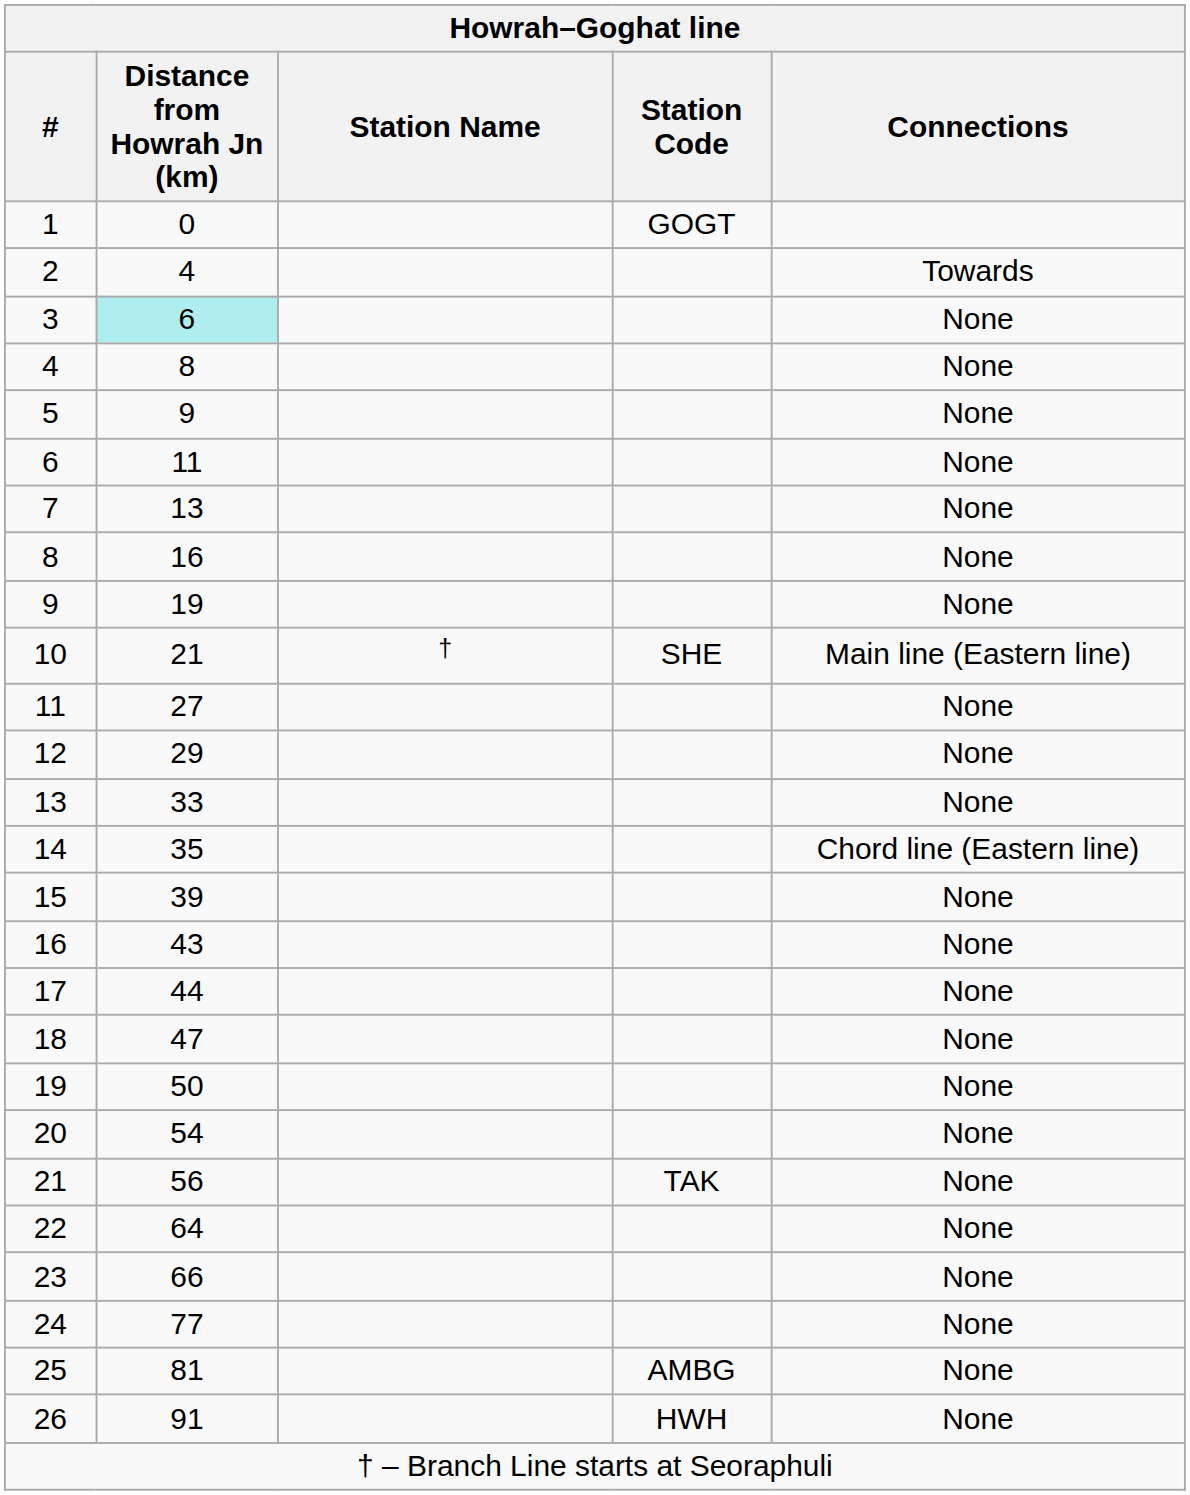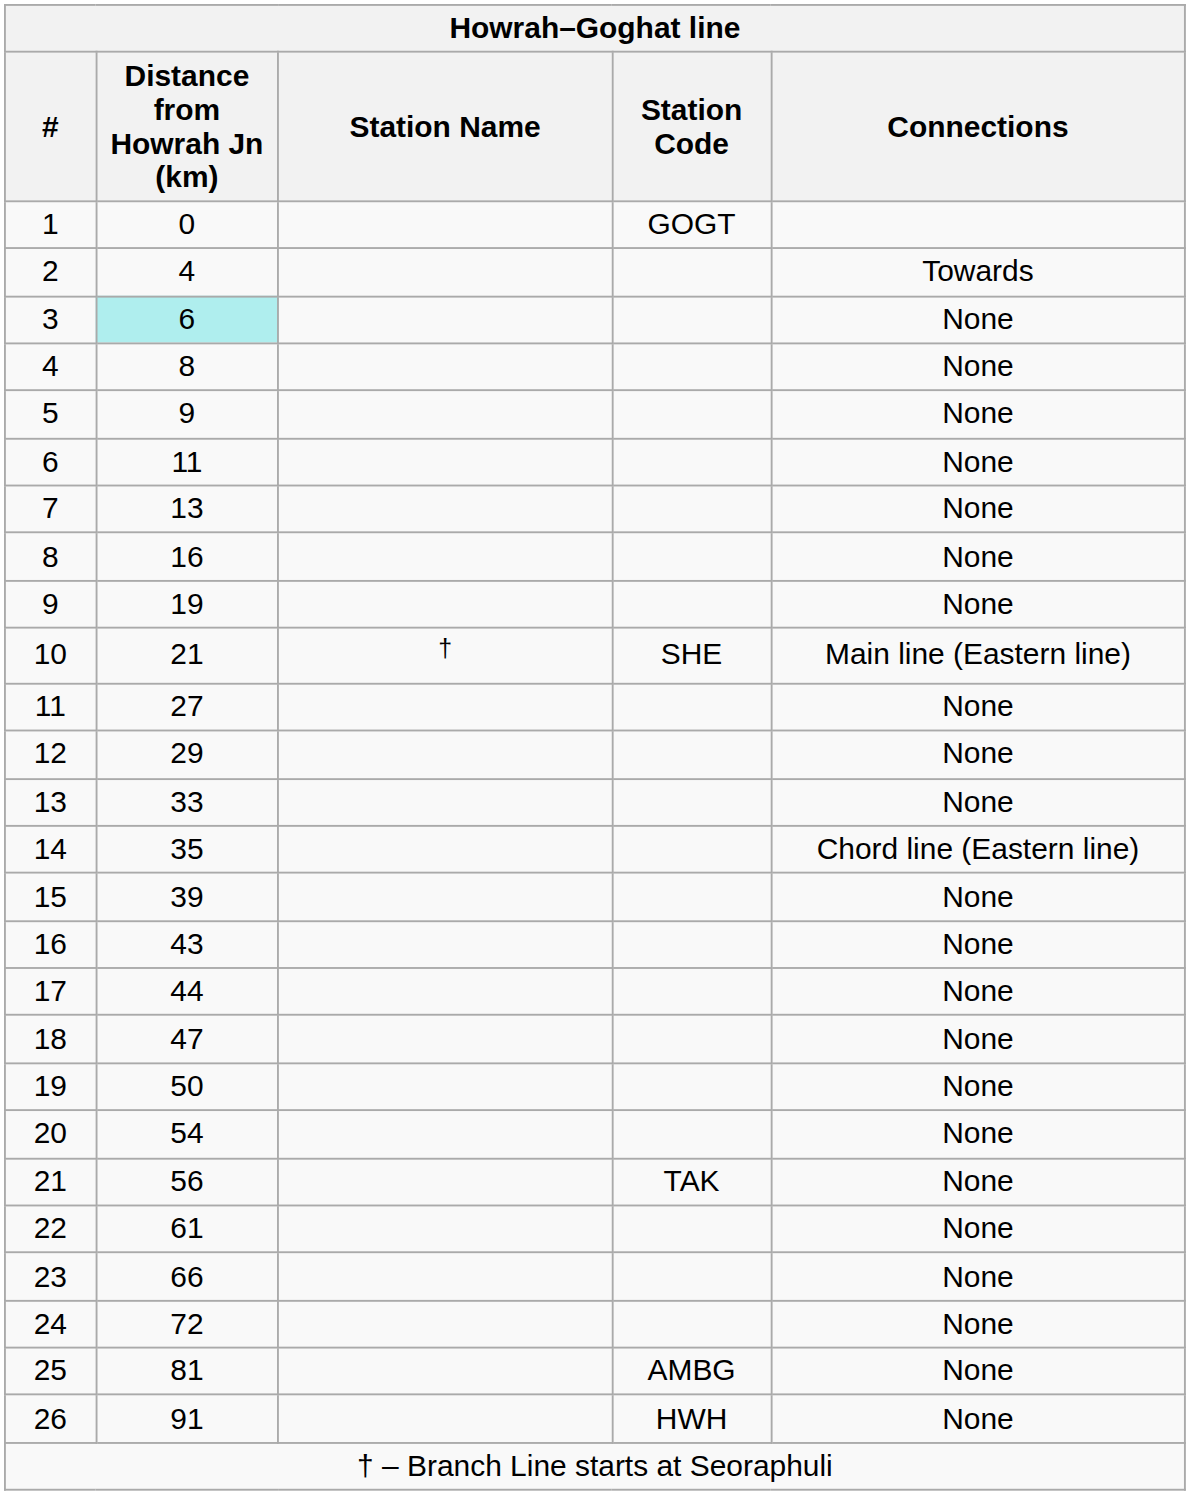(187, 1228) 64 -> (187, 1228) 61
(187, 1323) 77 -> (187, 1323) 72
